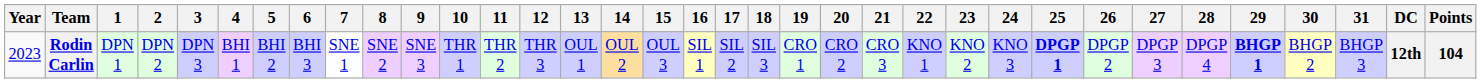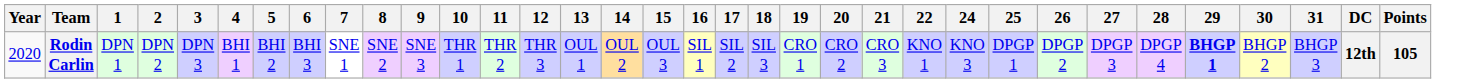- column: (967, 18)
(25, 54) 2023 -> (25, 54) 2020
(1058, 54) bold -> (1013, 54) normal
(1451, 54) 104 -> (1405, 54) 105
